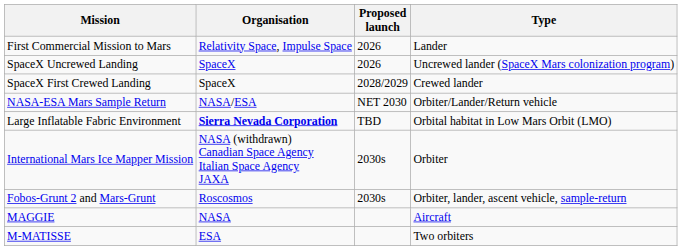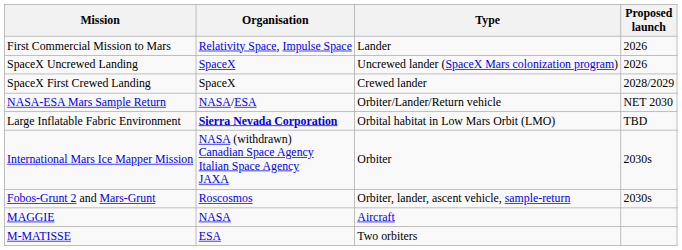columns swapped: (383, 20) <-> (544, 20)
